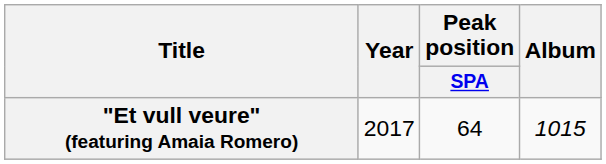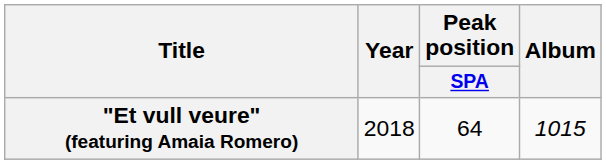(389, 128) 2017 -> (389, 128) 2018
